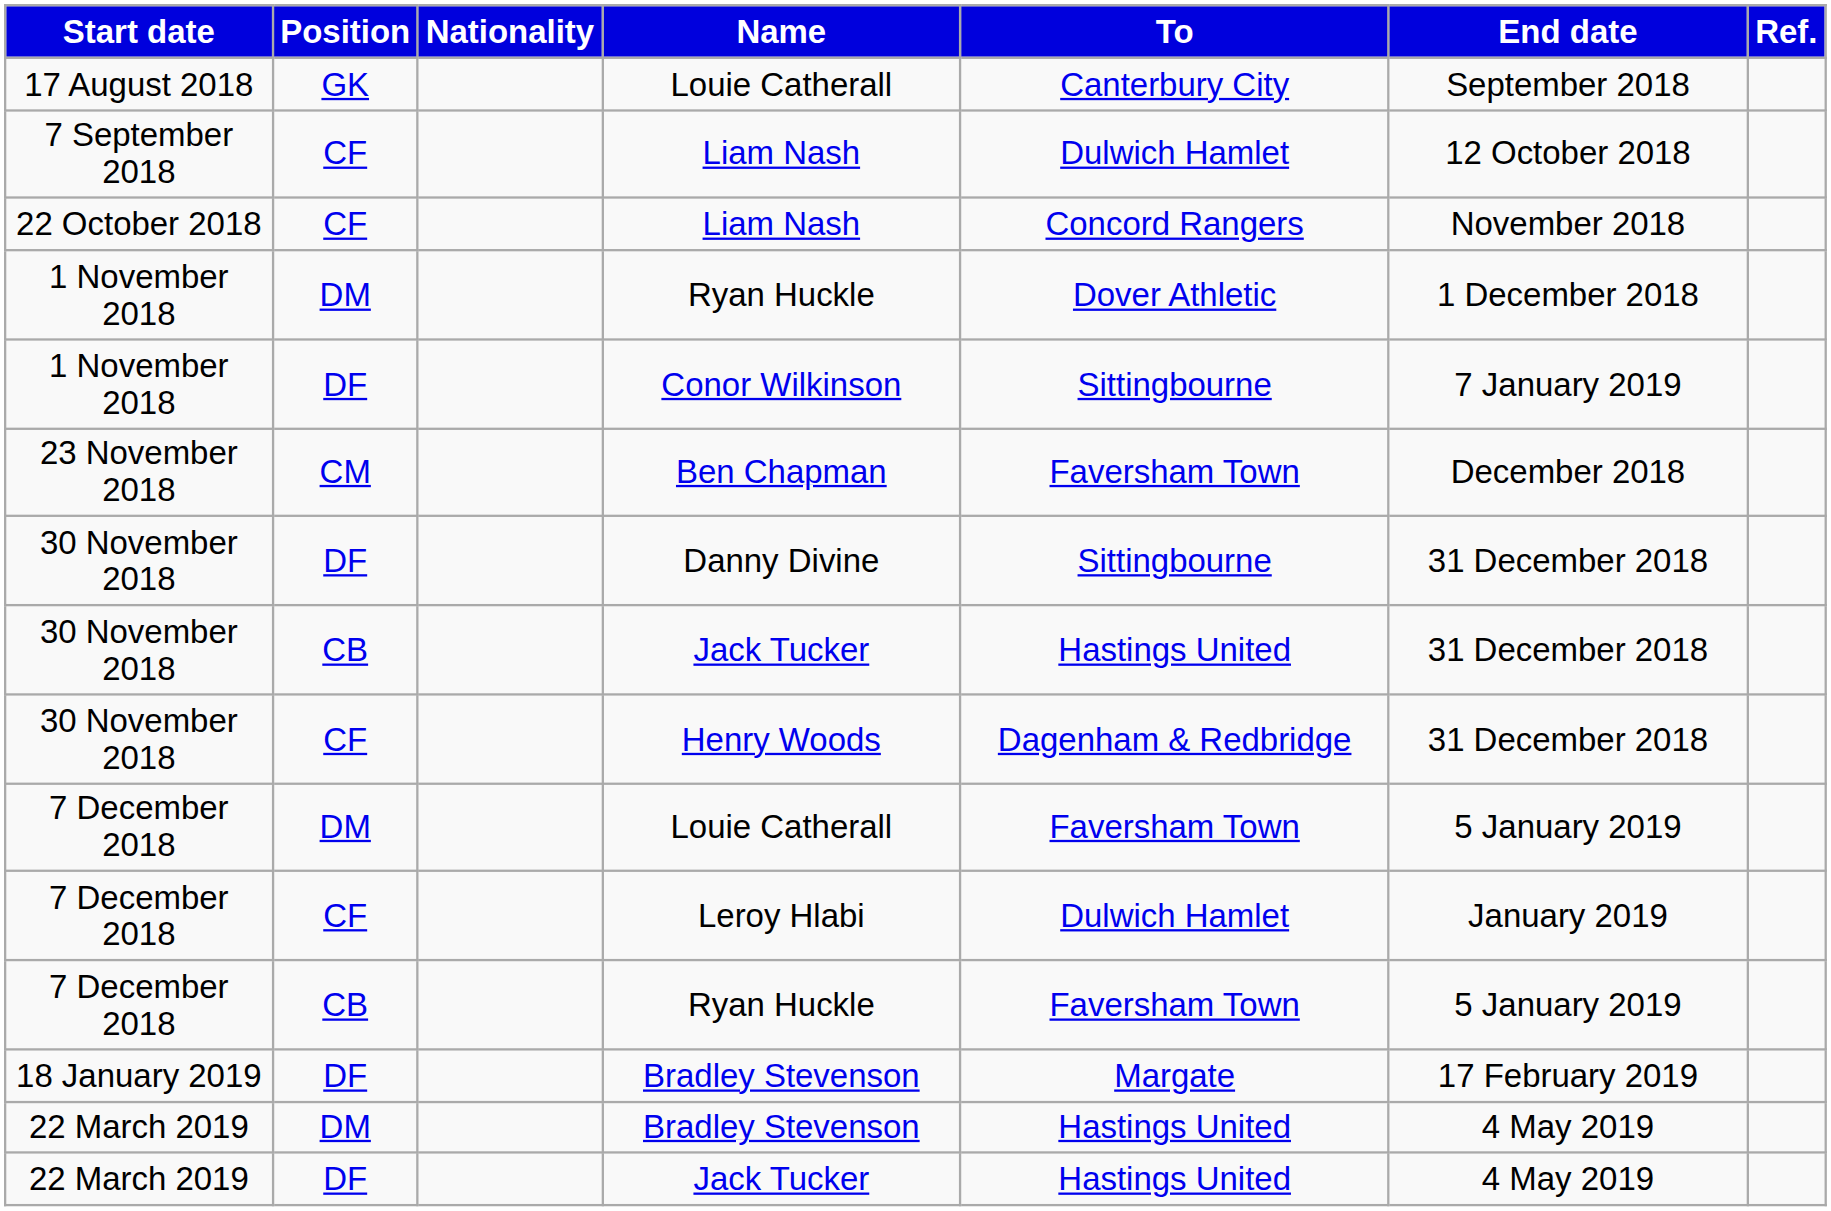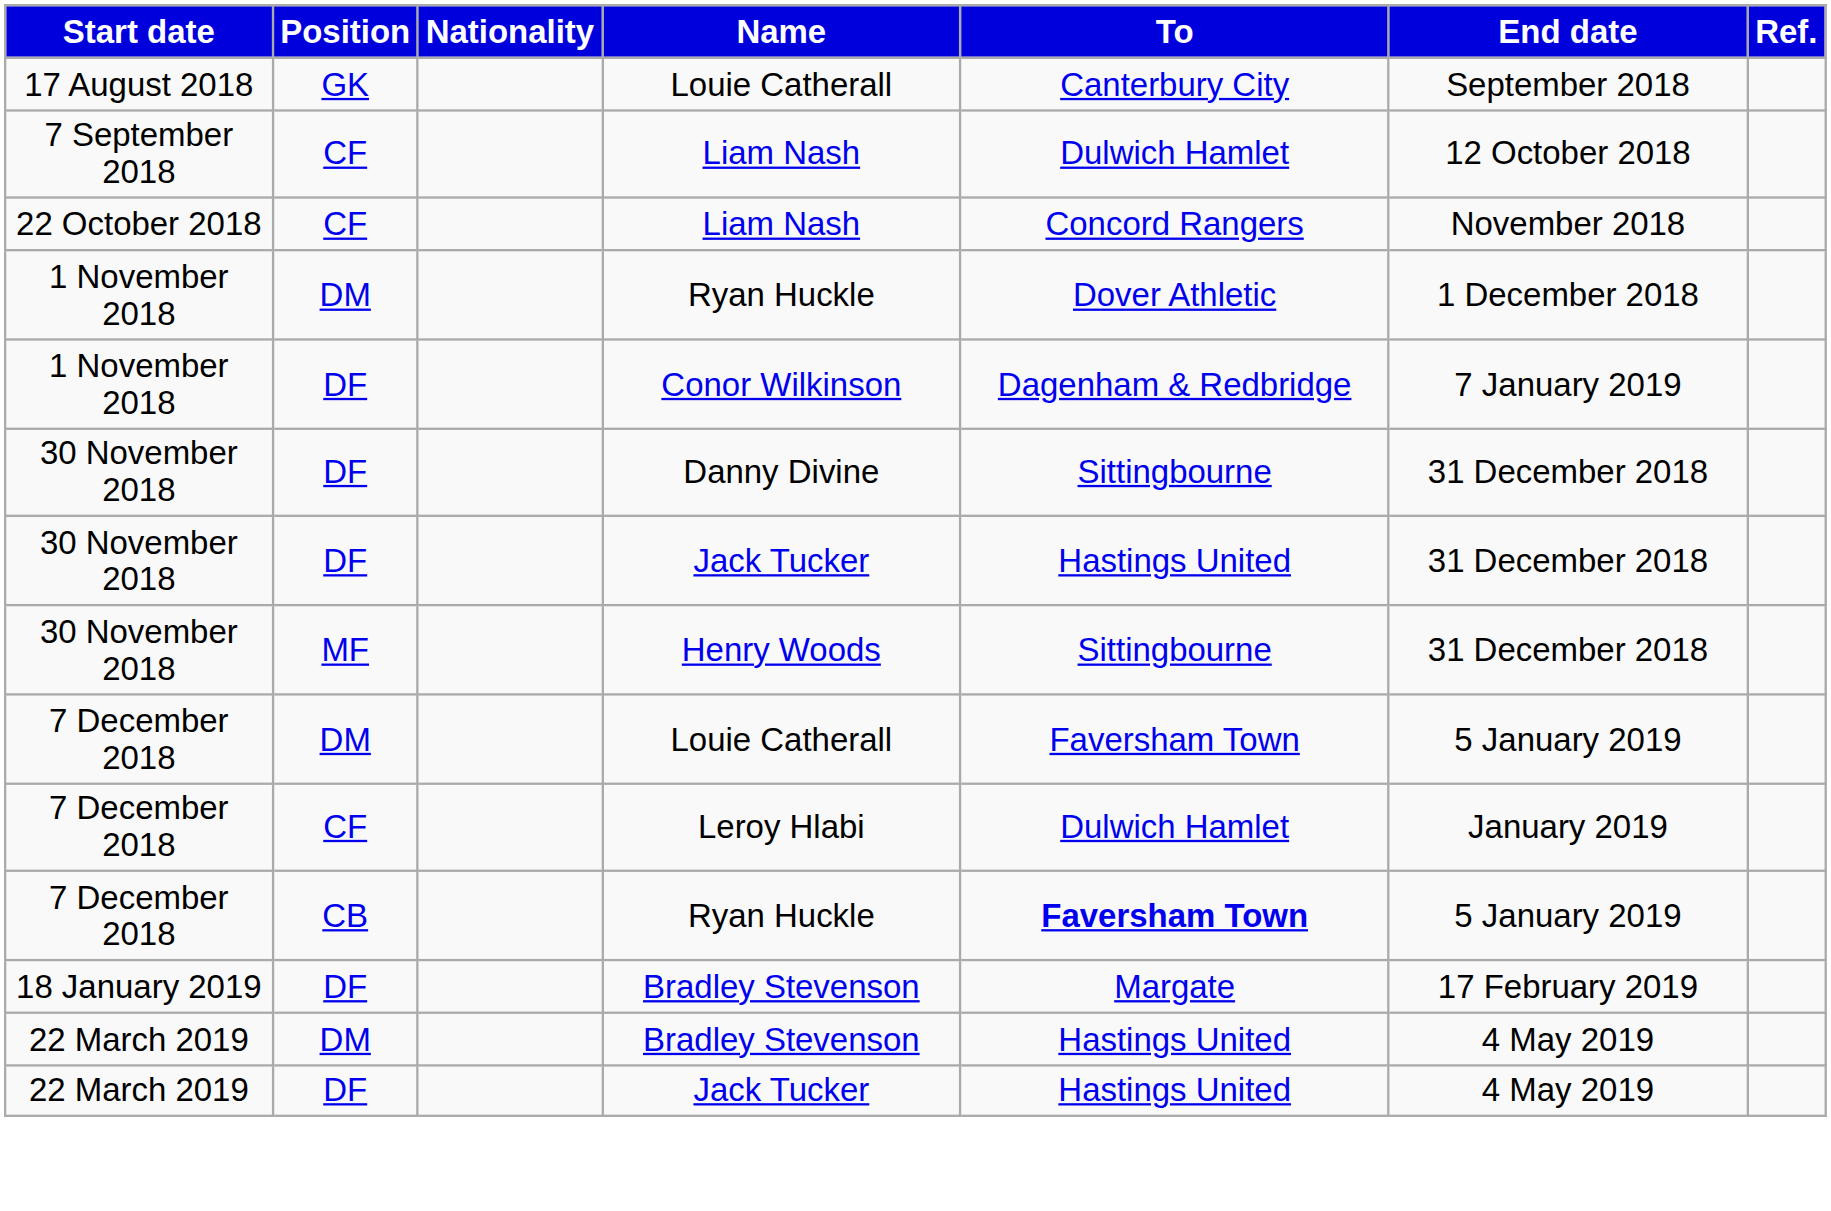(1175, 384) Sittingbourne -> (1175, 384) Dagenham & Redbridge
- row: (139, 472)
(345, 650) CB -> (345, 561) DF
(345, 739) CF -> (345, 650) MF
(1175, 739) Dagenham & Redbridge -> (1175, 650) Sittingbourne
(1175, 1005) normal -> (1175, 916) bold
